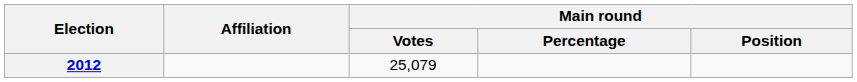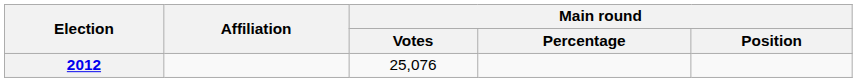(413, 65) 25,079 -> (413, 65) 25,076
